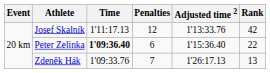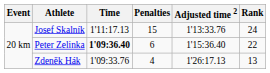(152, 30) 12 -> (152, 30) 15
(252, 30) 42 -> (252, 30) 24
(152, 61) 7 -> (152, 61) 4
